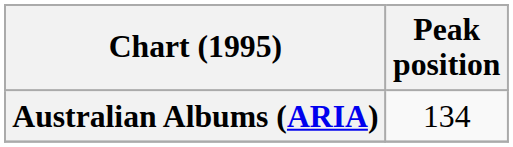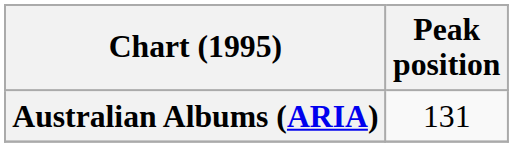(447, 115) 134 -> (447, 115) 131
